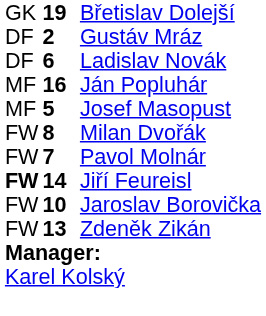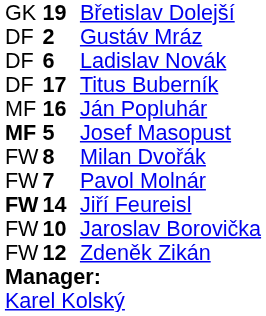+ row: (149, 84)
(20, 108) normal -> (20, 132) bold
(54, 228) 13 -> (54, 252) 12
